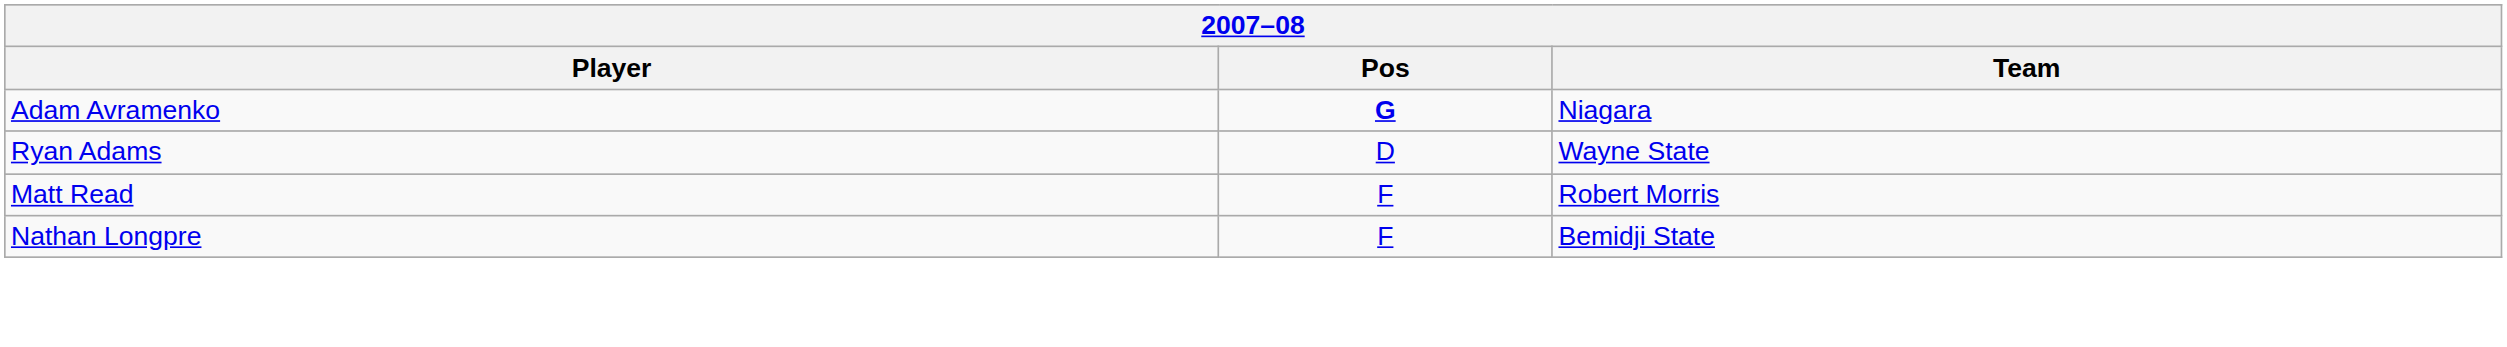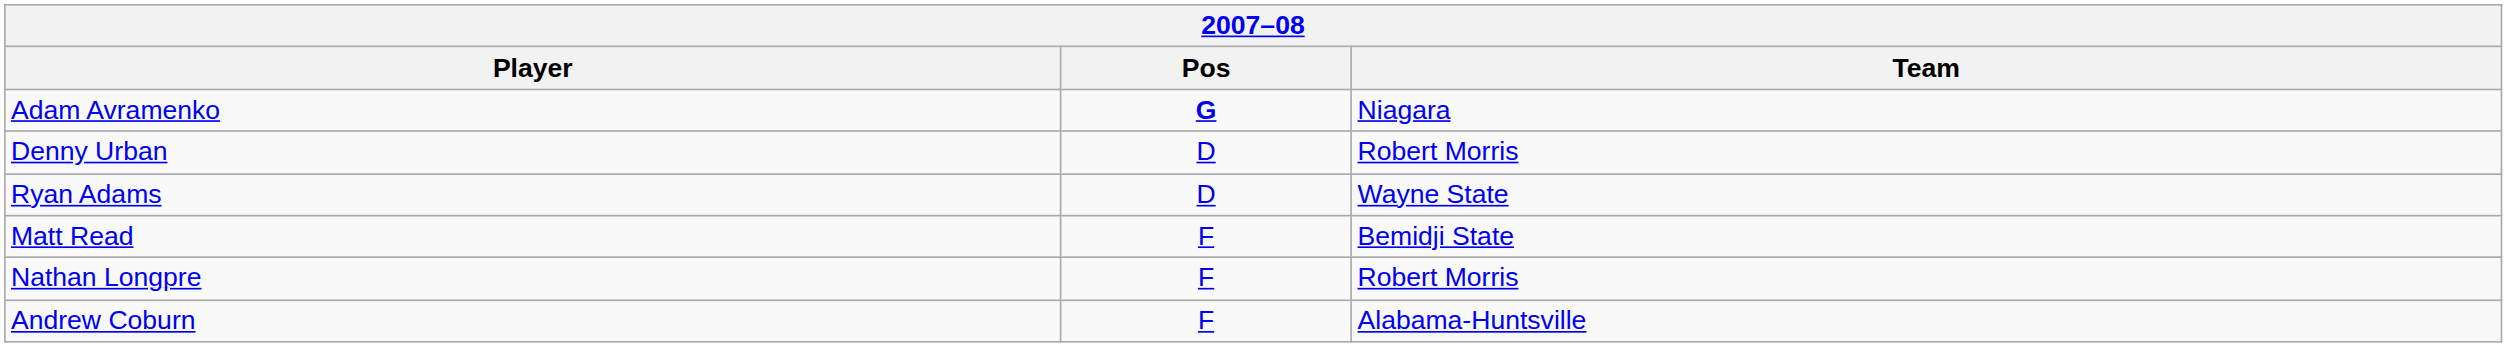+ row: (89, 151)
(1639, 194) Robert Morris -> (1436, 236) Bemidji State
(1637, 236) Bemidji State -> (1438, 278) Robert Morris
+ row: (103, 320)
